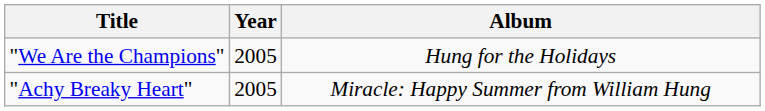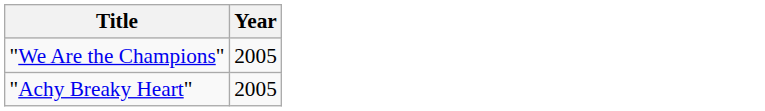- column: (521, 21)
